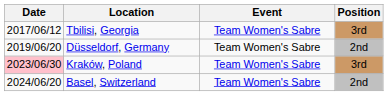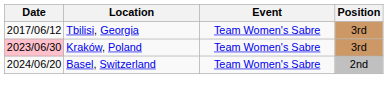- row: (118, 47)
